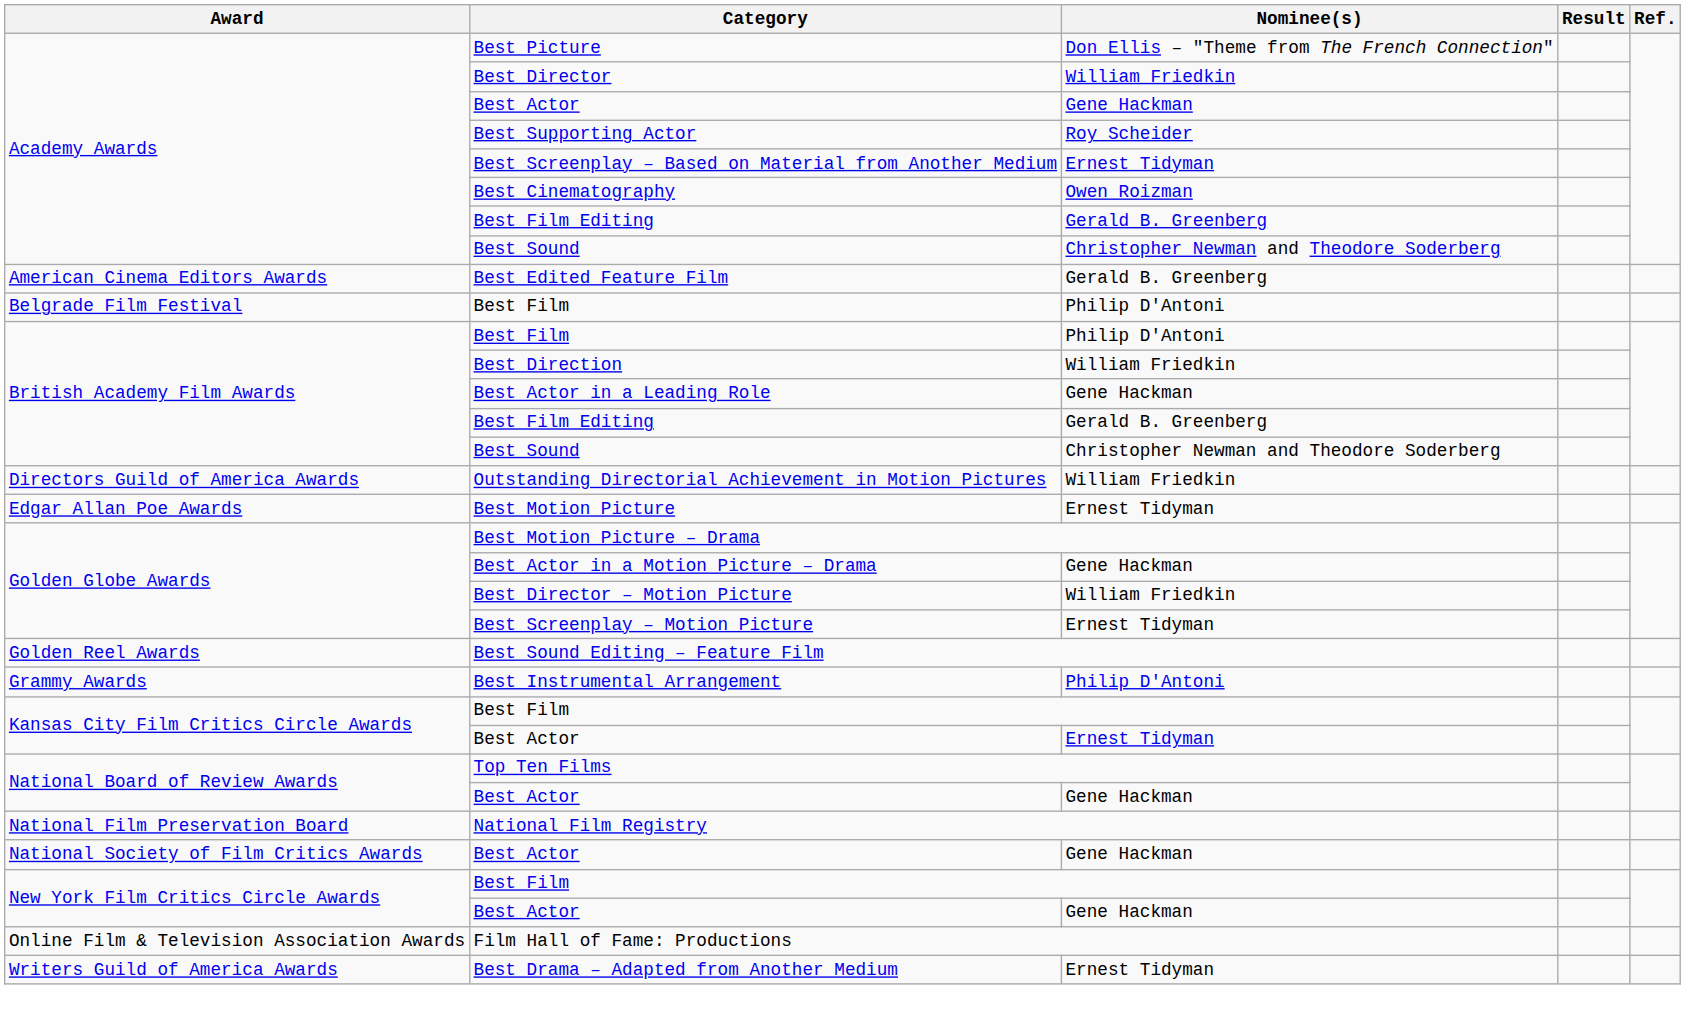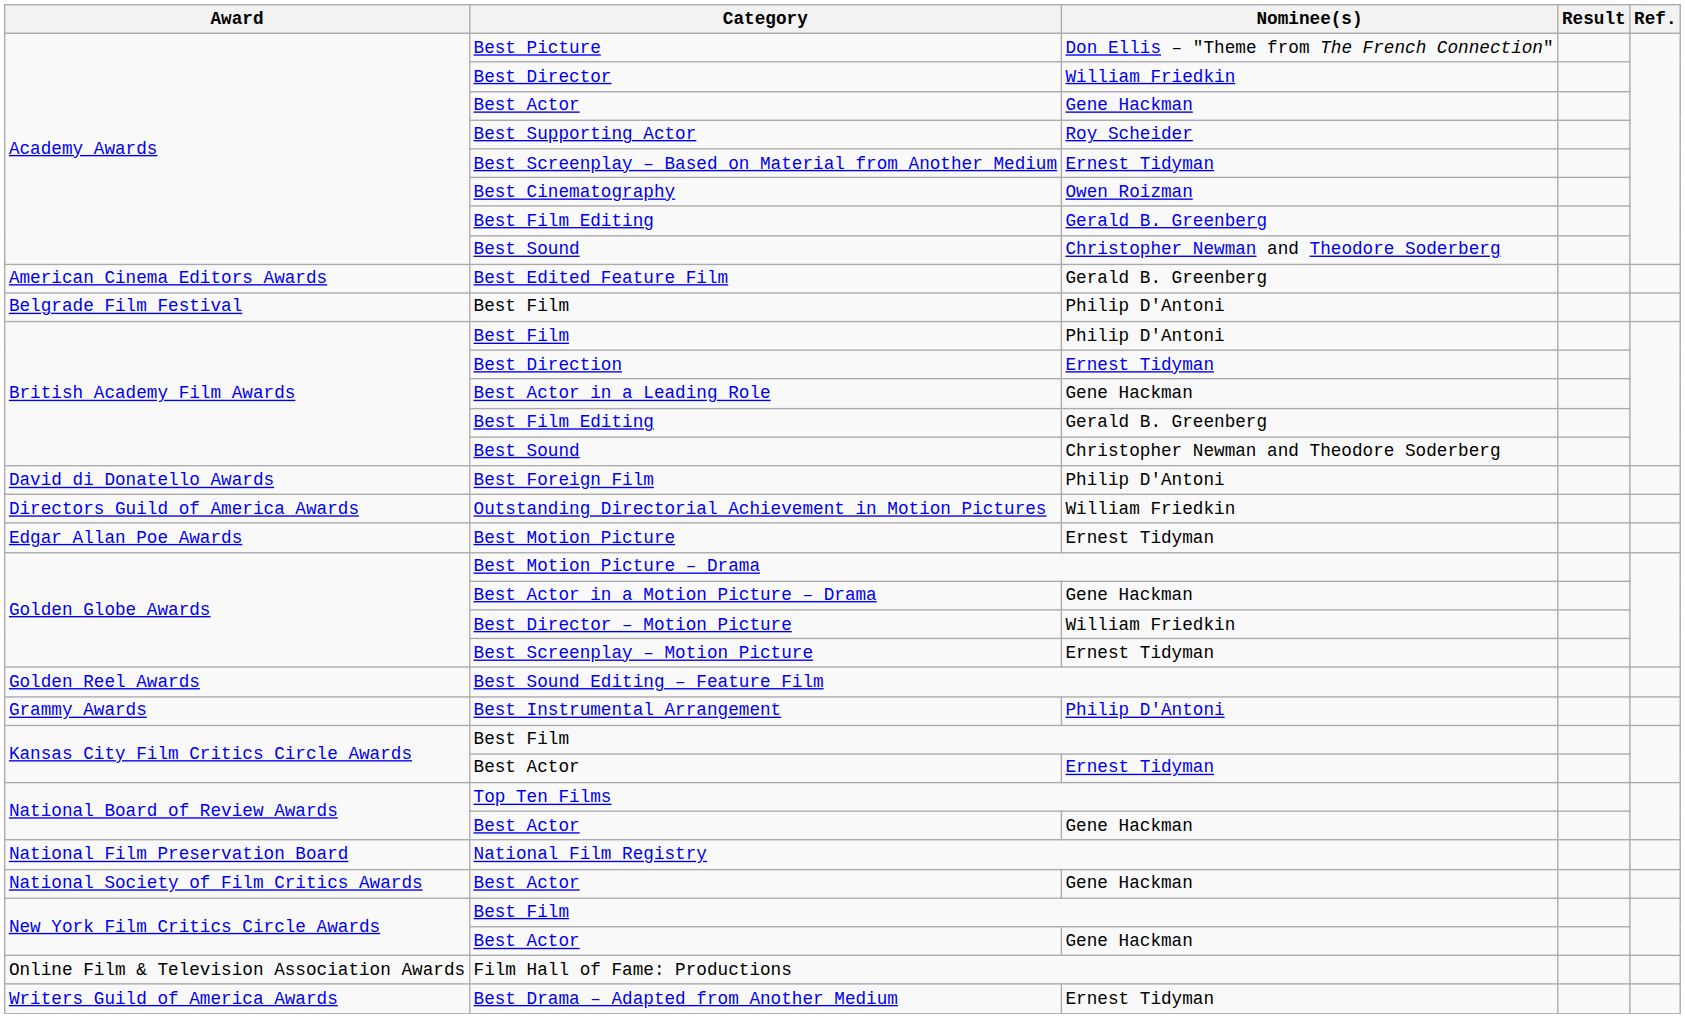(1150, 365) William Friedkin -> (1140, 365) Ernest Tidyman
+ row: (142, 480)
